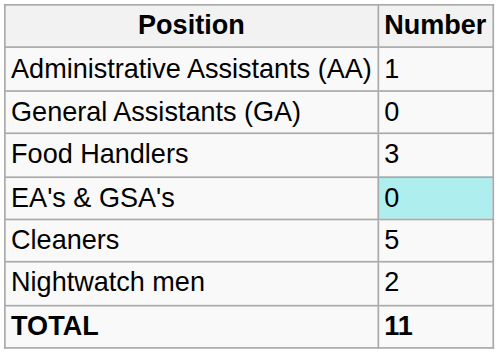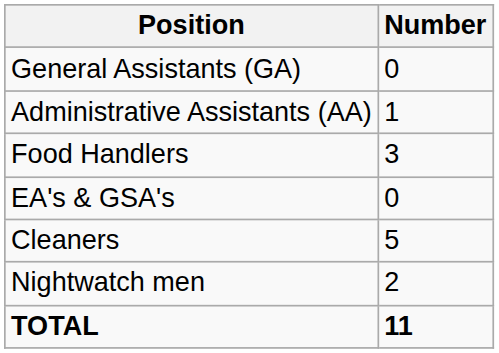rows swapped: (191, 68) <-> (156, 111)
(392, 197) paleturquoise background -> (392, 197) no background
